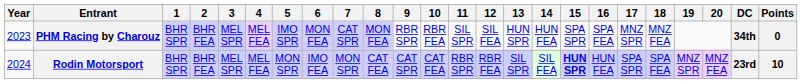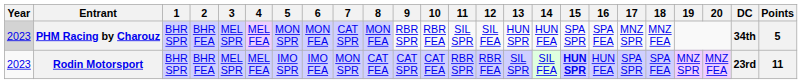(19, 35) no background -> (19, 35) lightgrey background
(288, 35) IMO SPR -> (288, 35) MON SPR
(778, 35) 0 -> (778, 35) 5
(19, 64) 2024 -> (19, 64) 2023
(288, 64) MON SPR -> (288, 64) IMO SPR
(778, 64) 10 -> (778, 64) 11
